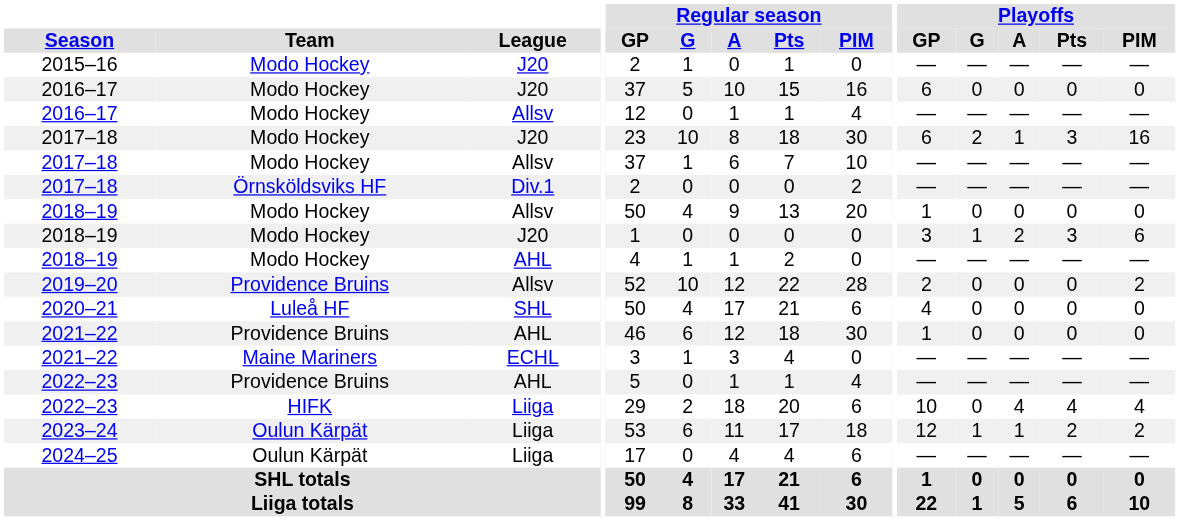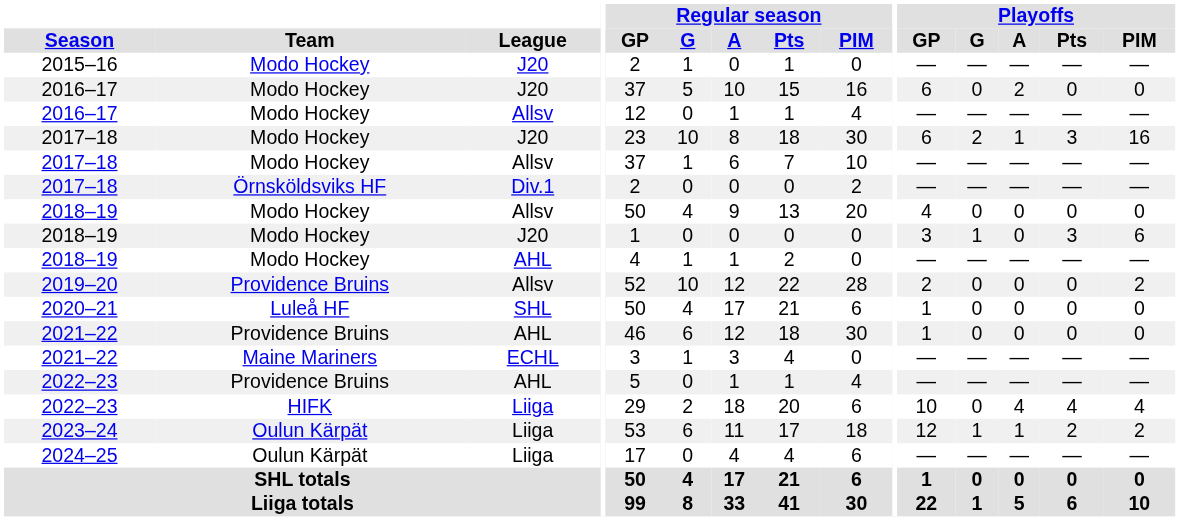(1019, 89) 0 -> (1019, 89) 2
(926, 211) 1 -> (926, 211) 4
(1019, 235) 2 -> (1019, 235) 0
(926, 308) 4 -> (926, 308) 1
